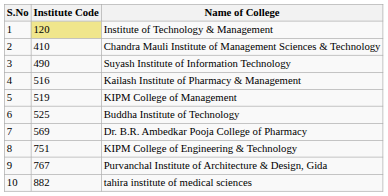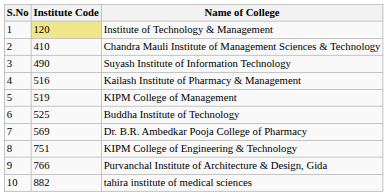(42, 166) 767 -> (42, 166) 766
